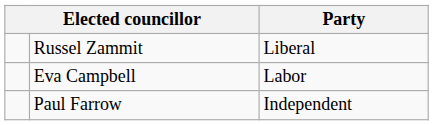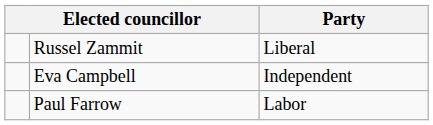(285, 76) Labor -> (308, 76) Independent
(308, 104) Independent -> (285, 104) Labor
